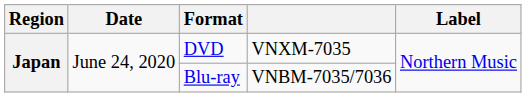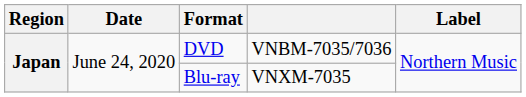(301, 48) VNXM-7035 -> (321, 48) VNBM-7035/7036
(321, 77) VNBM-7035/7036 -> (301, 77) VNXM-7035
